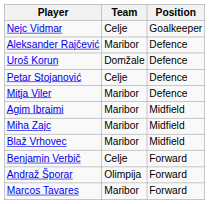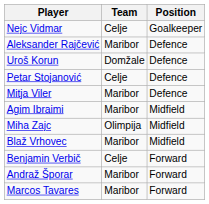(122, 126) Maribor -> (123, 126) Olimpija
(123, 175) Olimpija -> (122, 175) Maribor
